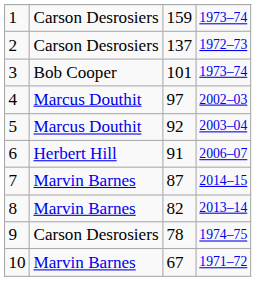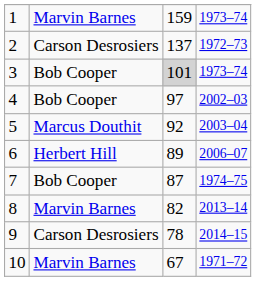(96, 18) Carson Desrosiers -> (85, 18) Marvin Barnes
(179, 72) no background -> (179, 72) lightgrey background
(87, 99) Marcus Douthit -> (75, 99) Bob Cooper
(175, 153) 91 -> (175, 153) 89
(85, 180) Marvin Barnes -> (75, 180) Bob Cooper
(223, 180) 2014–15 -> (223, 180) 1974–75
(223, 235) 1974–75 -> (223, 235) 2014–15
